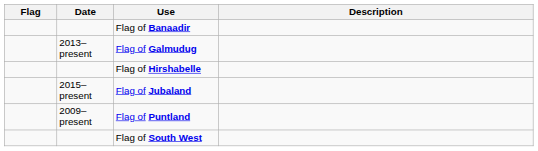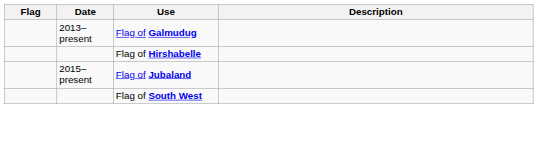- row: (153, 27)
- row: (153, 117)
